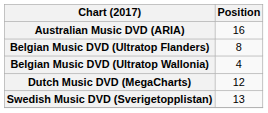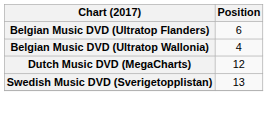- row: (110, 30)
(239, 47) 8 -> (239, 30) 6
